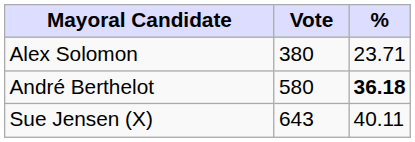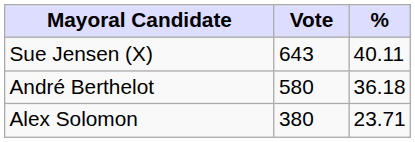rows swapped: (81, 119) <-> (74, 53)
(380, 86) bold -> (380, 86) normal
